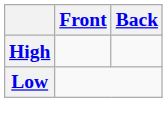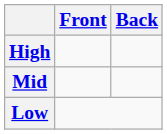+ row: (30, 81)
